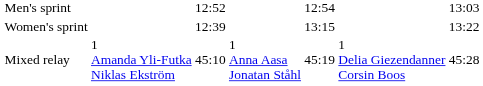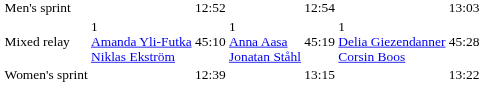rows swapped: (46, 26) <-> (37, 60)
